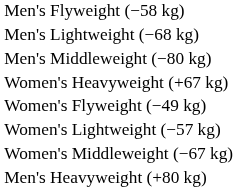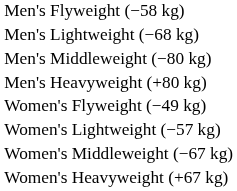rows swapped: (105, 177) <-> (116, 82)
